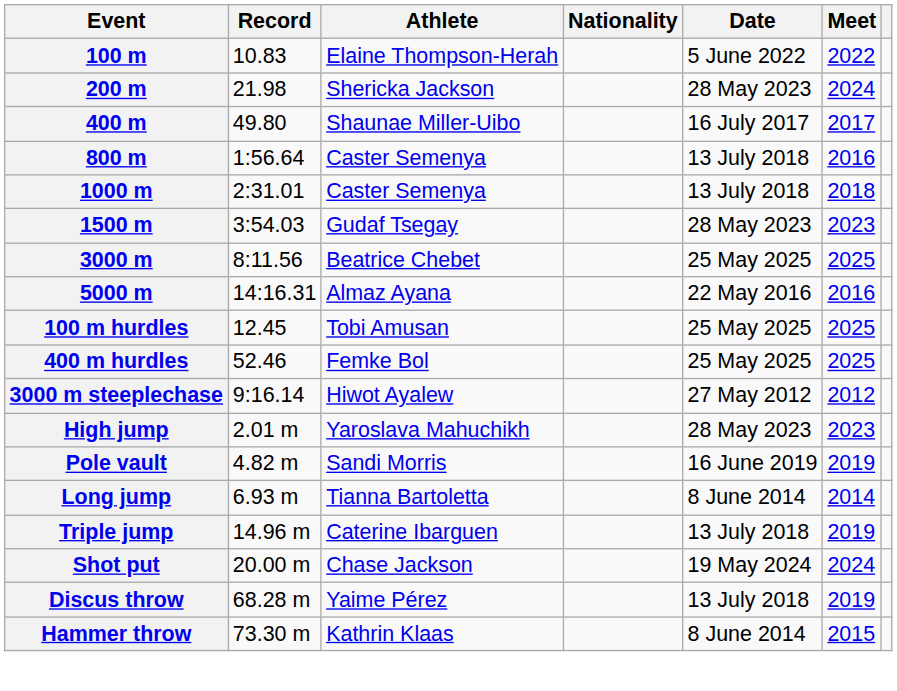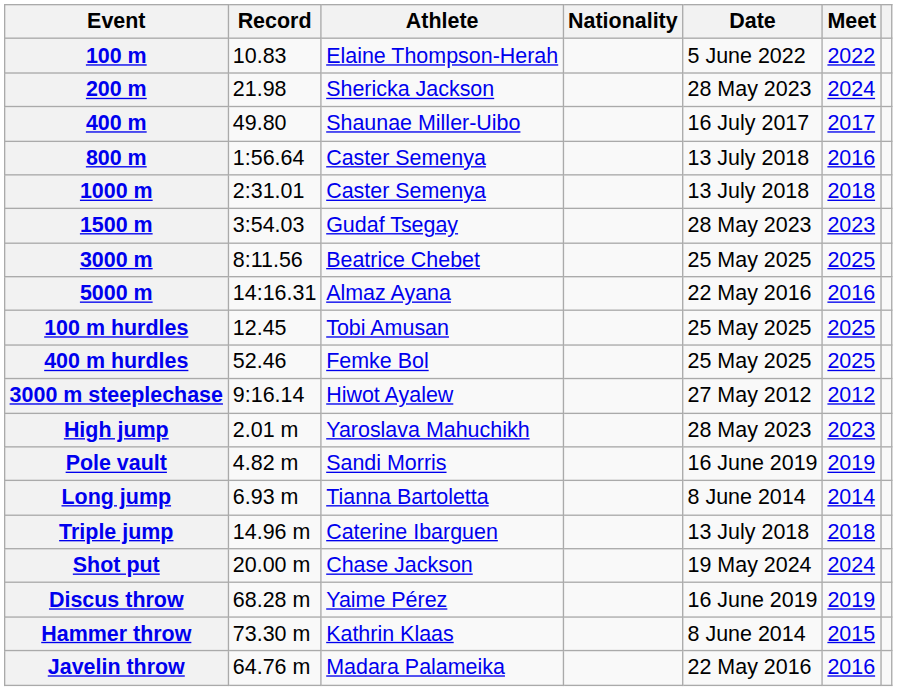(851, 531) 2019 -> (851, 531) 2018
(748, 599) 13 July 2018 -> (753, 599) 16 June 2019
+ row: (116, 667)
